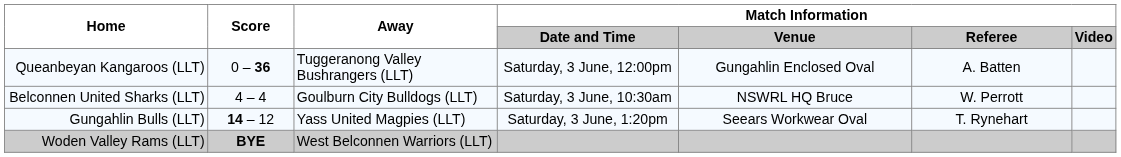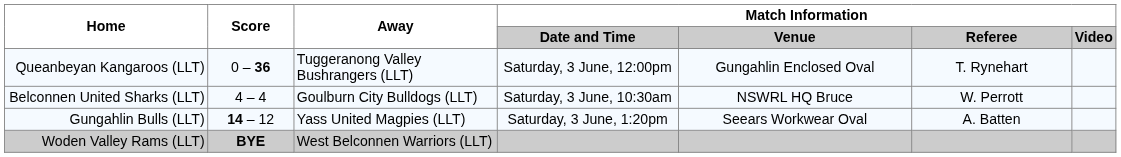(992, 67) A. Batten -> (992, 67) T. Rynehart
(992, 119) T. Rynehart -> (992, 119) A. Batten
